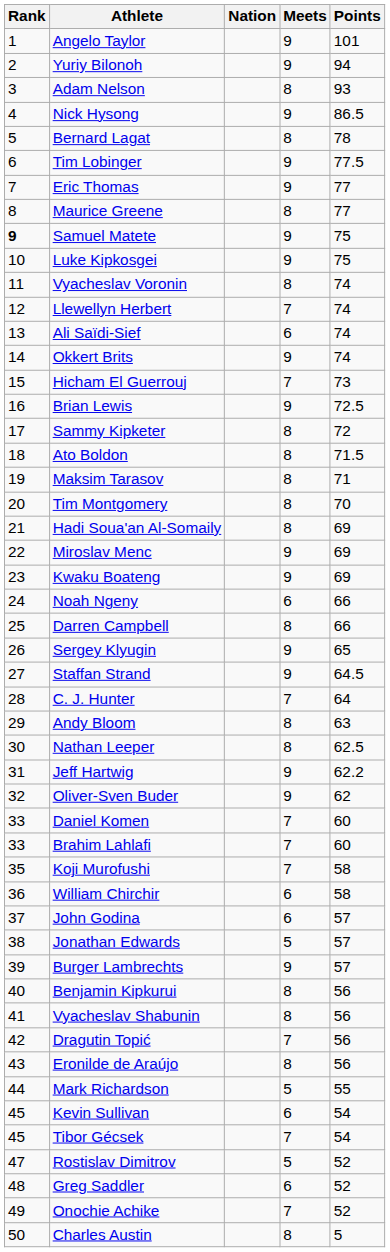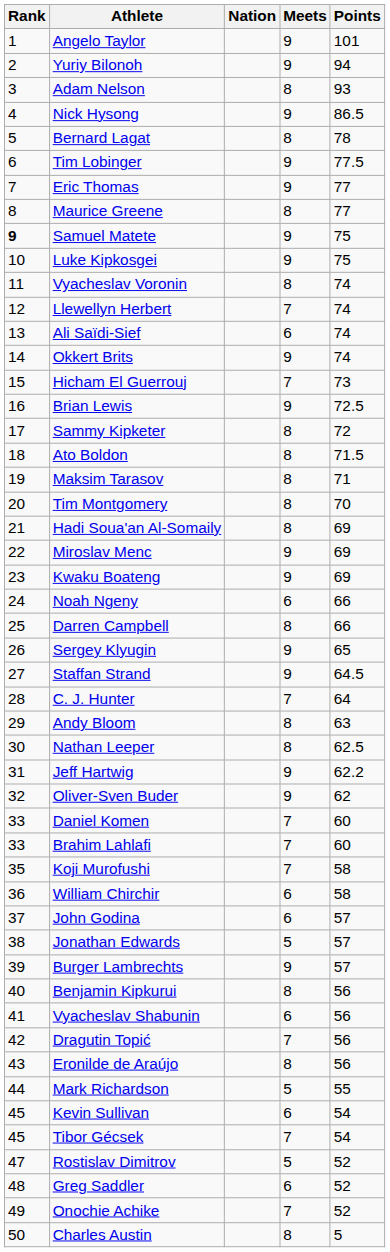(287, 1015) 8 -> (287, 1015) 6
